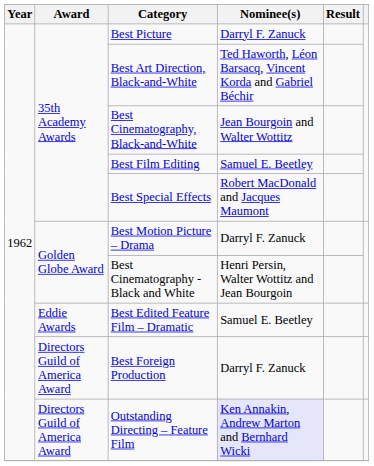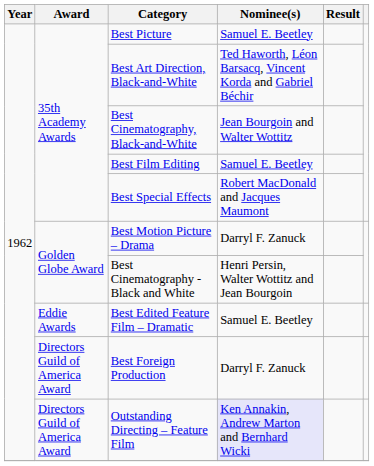(263, 34) Darryl F. Zanuck -> (266, 34) Samuel E. Beetley
